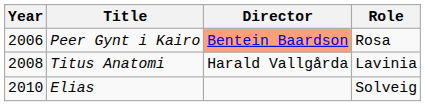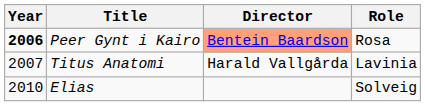(26, 40) normal -> (26, 40) bold
(26, 64) 2008 -> (26, 64) 2007
